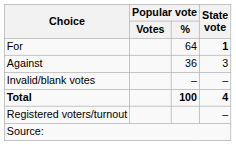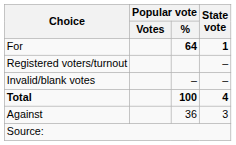(191, 47) normal -> (191, 47) bold
rows swapped: (25, 64) <-> (67, 115)
